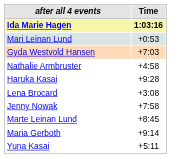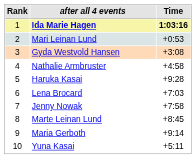+ column: (17, 12)
(149, 52) +7:03 -> (173, 52) +3:08
(149, 93) +3:08 -> (173, 93) +7:03
